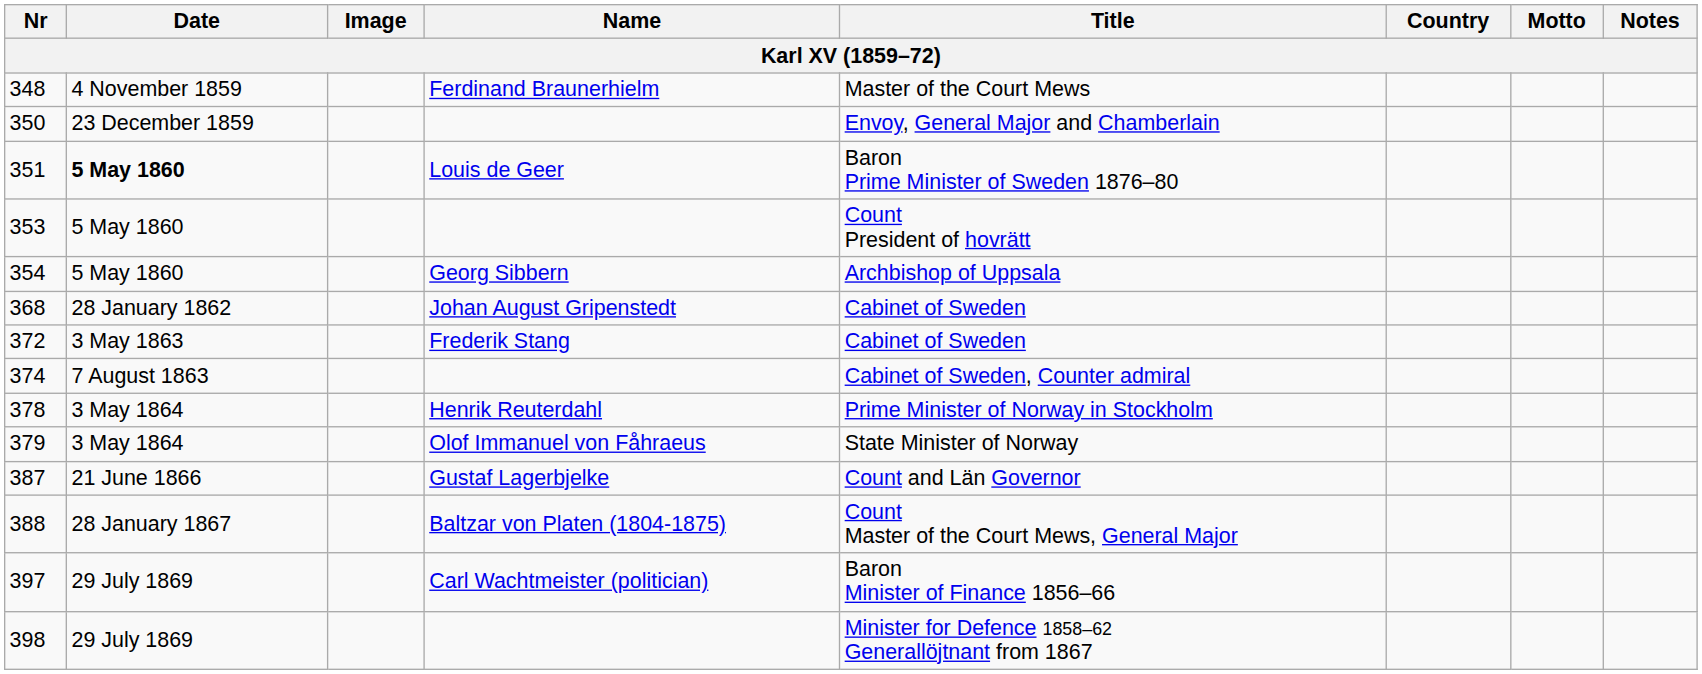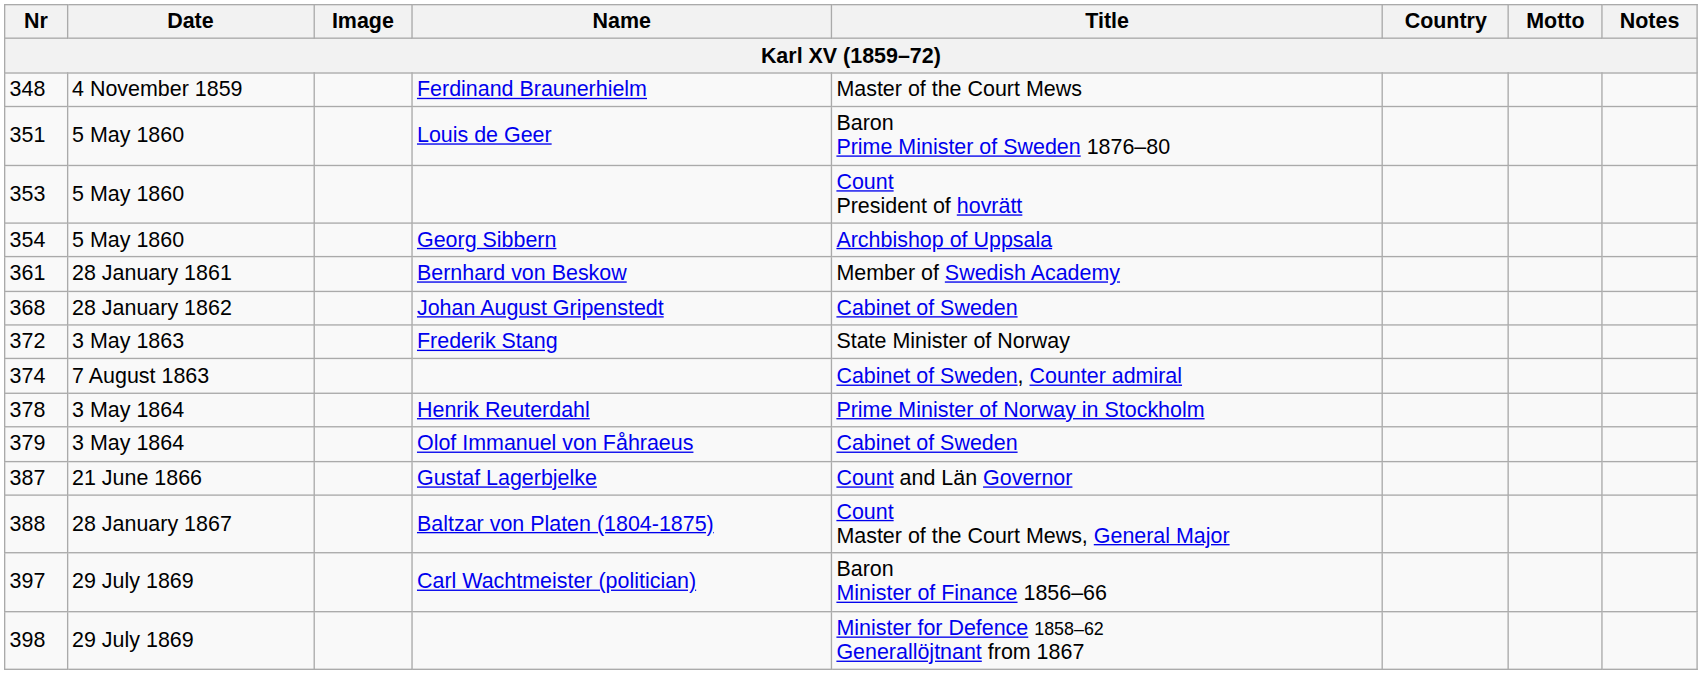- row: (28, 123)
(128, 169) bold -> (128, 135) normal
+ row: (28, 273)
(935, 341) Cabinet of Sweden -> (953, 341) State Minister of Norway
(961, 443) State Minister of Norway -> (927, 443) Cabinet of Sweden
